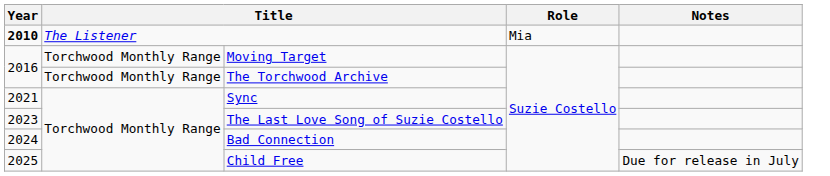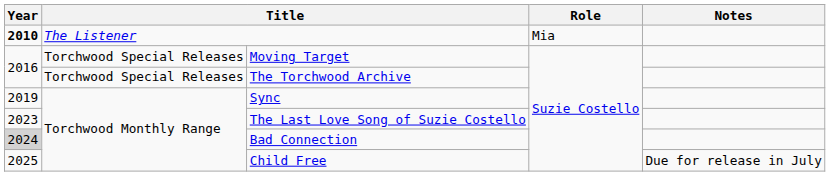(132, 56) Torchwood Monthly Range -> (144, 56) Torchwood Special Releases
(132, 77) Torchwood Monthly Range -> (144, 77) Torchwood Special Releases
(23, 98) 2021 -> (23, 98) 2019
(23, 139) no background -> (23, 139) lightgrey background
